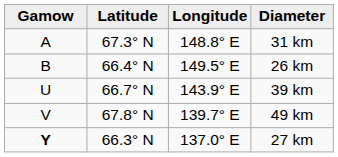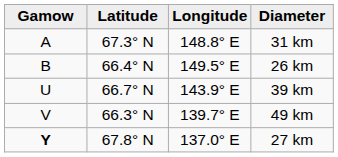(128, 115) 67.8° N -> (128, 115) 66.3° N
(128, 139) 66.3° N -> (128, 139) 67.8° N
